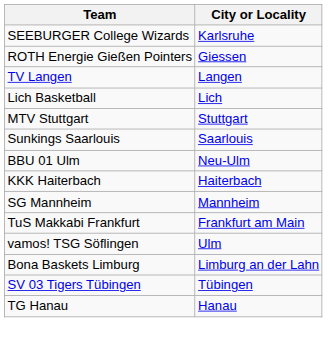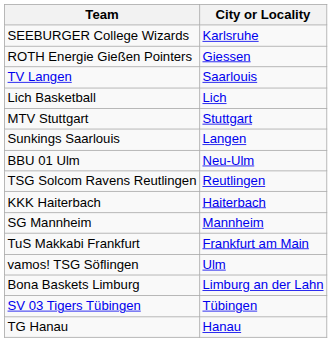(220, 77) Langen -> (230, 77) Saarlouis
(225, 139) Saarlouis -> (224, 139) Langen
+ row: (102, 181)
